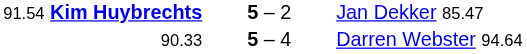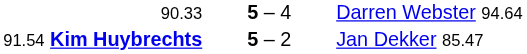rows swapped: (103, 12) <-> (182, 41)
